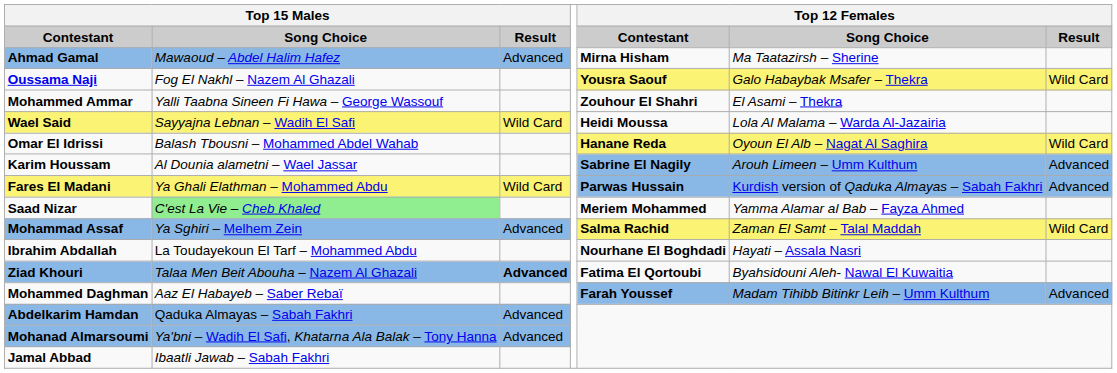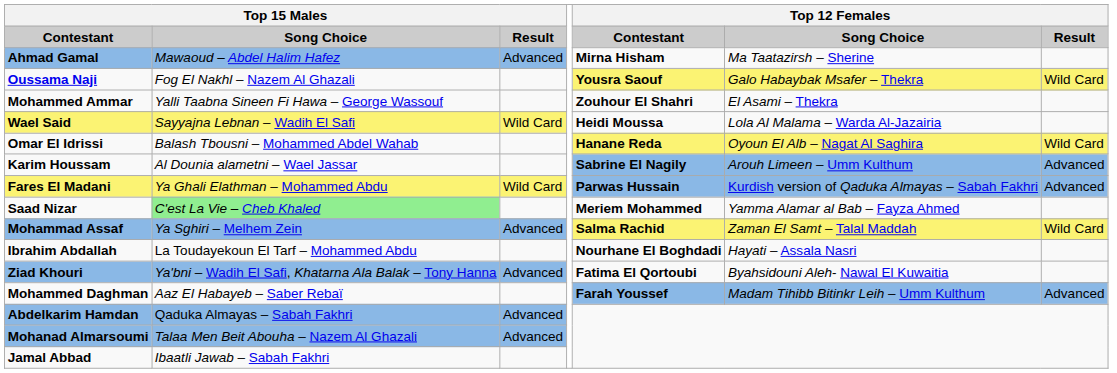(286, 272) Talaa Men Beit Abouha – Nazem Al Ghazali -> (326, 272) Ya'bni – Wadih El Safi, Khatarna Ala Balak – Tony Hanna
(535, 272) bold -> (533, 272) normal
(326, 336) Ya'bni – Wadih El Safi, Khatarna Ala Balak – Tony Hanna -> (286, 336) Talaa Men Beit Abouha – Nazem Al Ghazali
